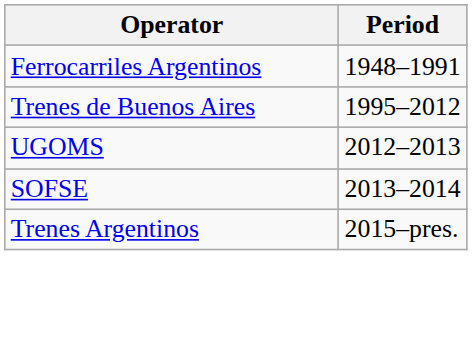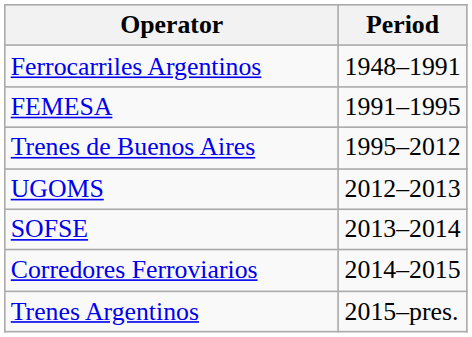+ row: (62, 106)
+ row: (134, 270)
